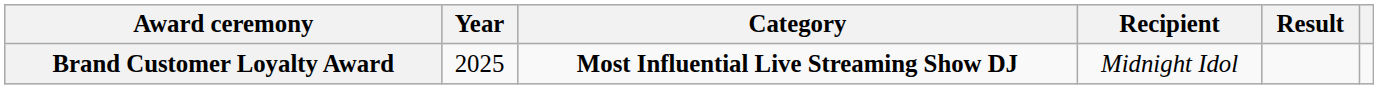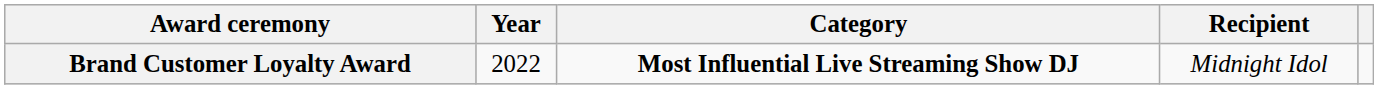- column: (1310, 24)
(480, 63) 2025 -> (516, 63) 2022
